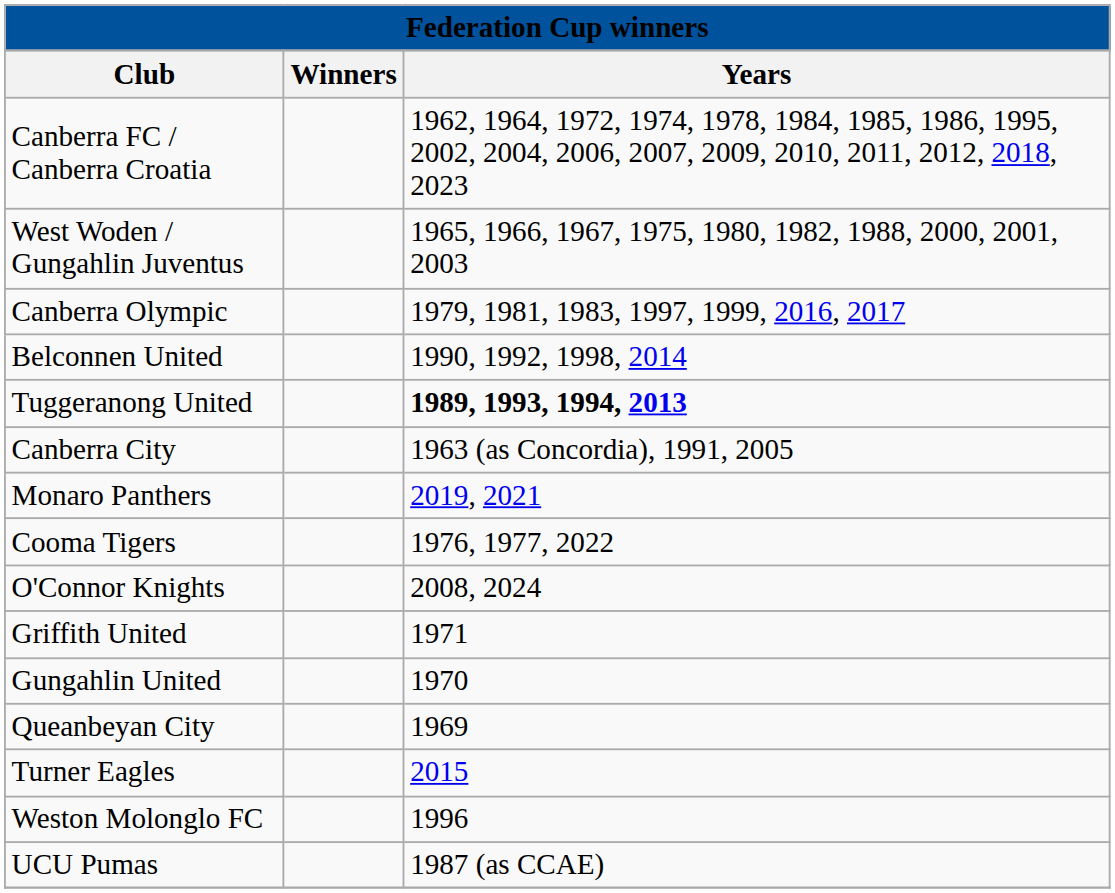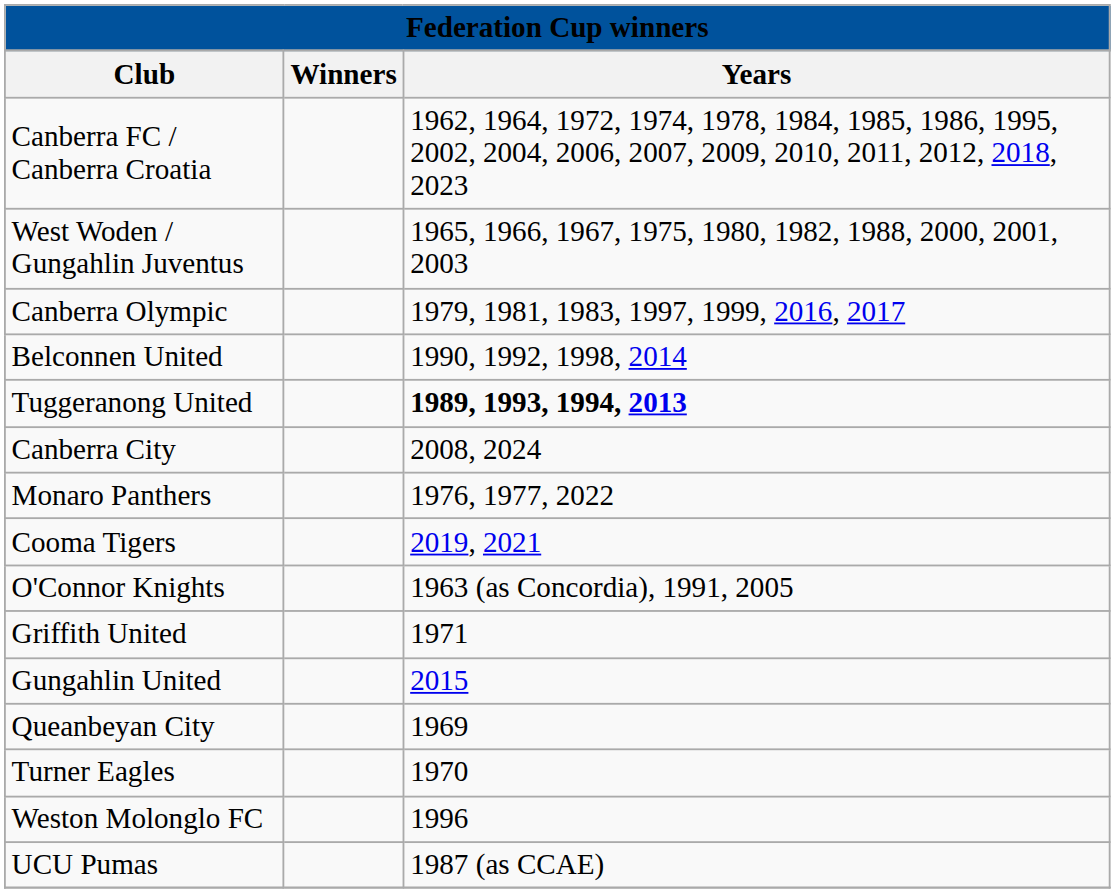(602, 449) 1963 (as Concordia), 1991, 2005 -> (476, 449) 2008, 2024
(476, 495) 2019, 2021 -> (512, 495) 1976, 1977, 2022
(512, 541) 1976, 1977, 2022 -> (476, 541) 2019, 2021
(476, 587) 2008, 2024 -> (602, 587) 1963 (as Concordia), 1991, 2005
(439, 680) 1970 -> (439, 680) 2015
(439, 772) 2015 -> (439, 772) 1970
